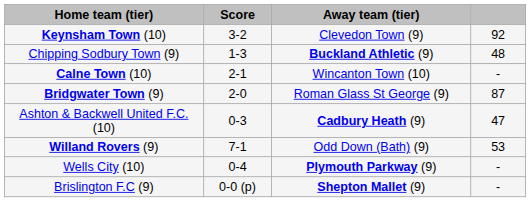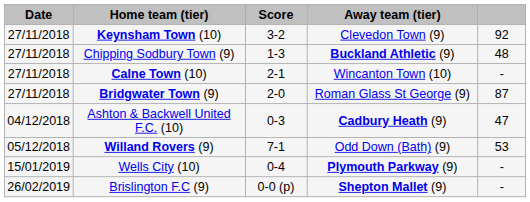+ column: (39, 15)
